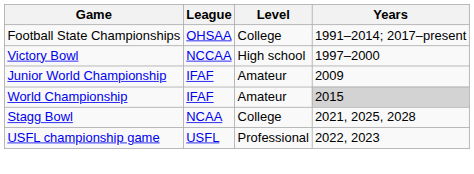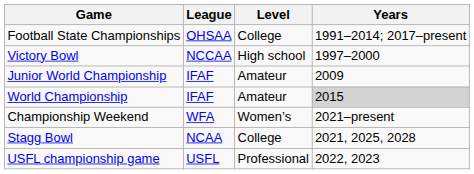+ row: (78, 117)
